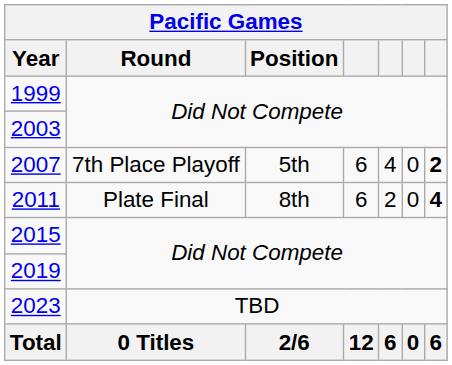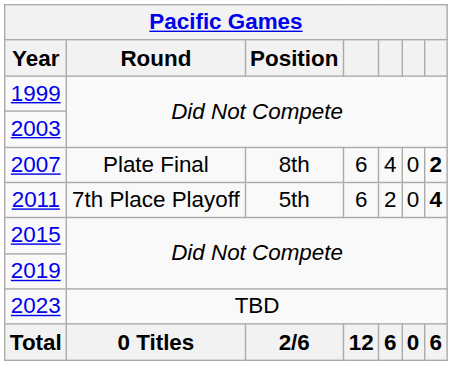(156, 164) 7th Place Playoff -> (156, 164) Plate Final
(294, 164) 5th -> (294, 164) 8th
(156, 199) Plate Final -> (156, 199) 7th Place Playoff
(294, 199) 8th -> (294, 199) 5th
